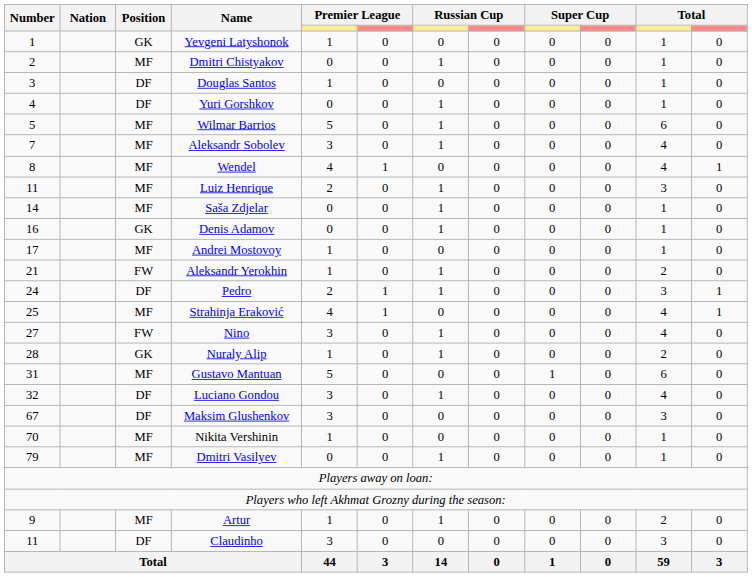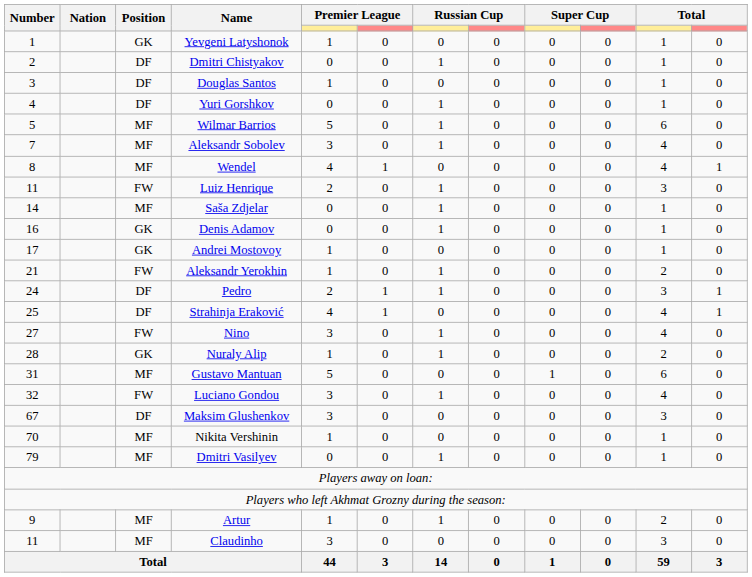(144, 62) MF -> (144, 62) DF
(144, 187) MF -> (144, 187) FW
(144, 249) MF -> (144, 249) GK
(144, 312) MF -> (144, 312) DF
(144, 395) DF -> (144, 395) FW
(144, 540) DF -> (144, 540) MF
